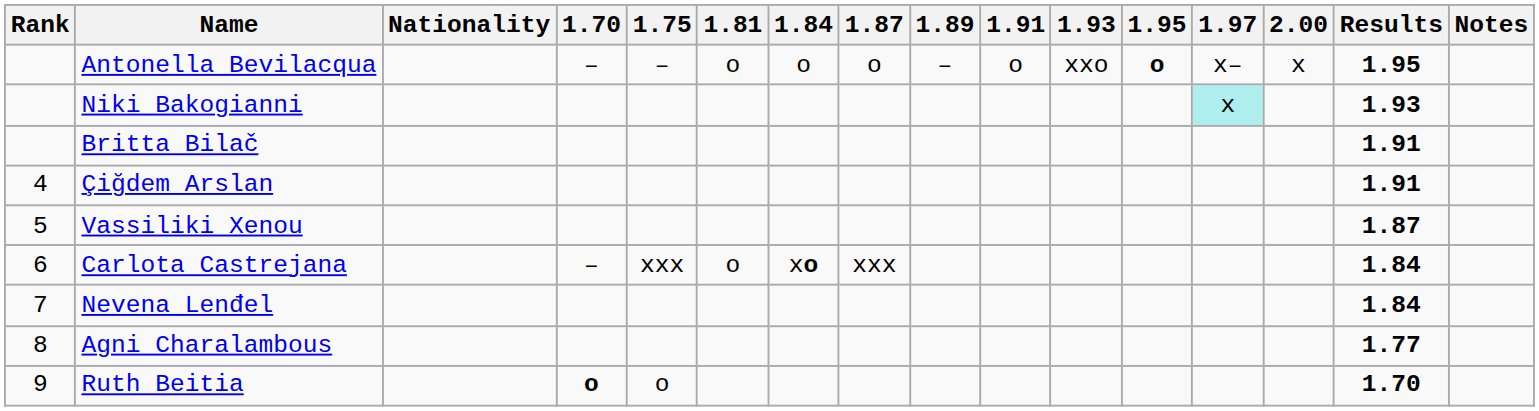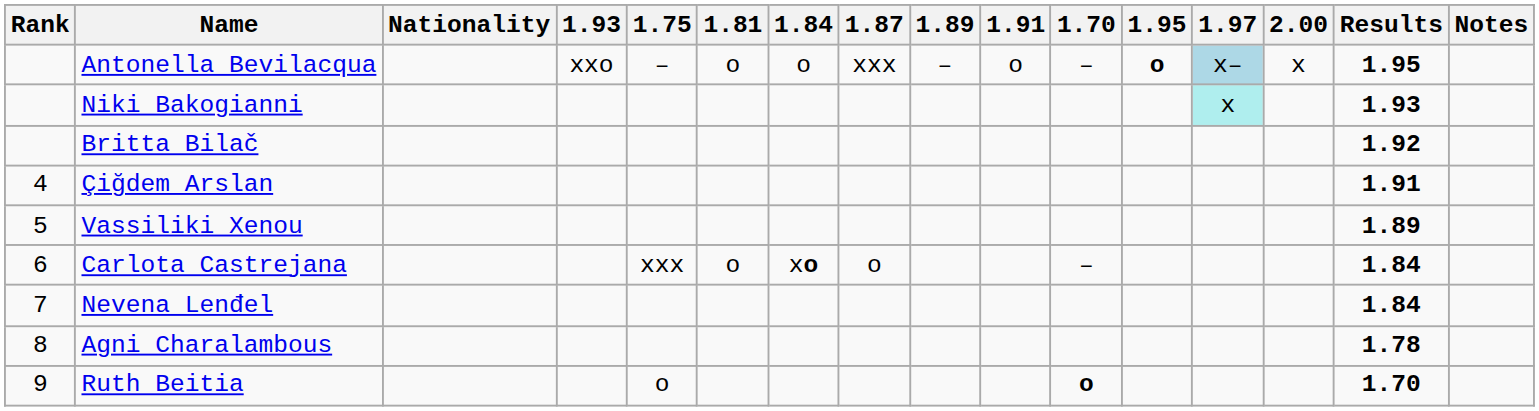columns swapped: (591, 25) <-> (1086, 25)
(874, 65) o -> (874, 65) xxx
(1228, 65) no background -> (1228, 65) lightblue background
(1391, 145) 1.91 -> (1391, 145) 1.92
(1391, 225) 1.87 -> (1391, 225) 1.89
(874, 265) xxx -> (874, 265) o
(1391, 345) 1.77 -> (1391, 345) 1.78
